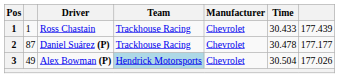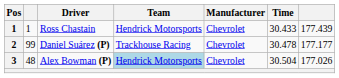(153, 28) Trackhouse Racing -> (159, 28) Hendrick Motorsports
(31, 44) 87 -> (31, 44) 99
(31, 60) 49 -> (31, 60) 48
